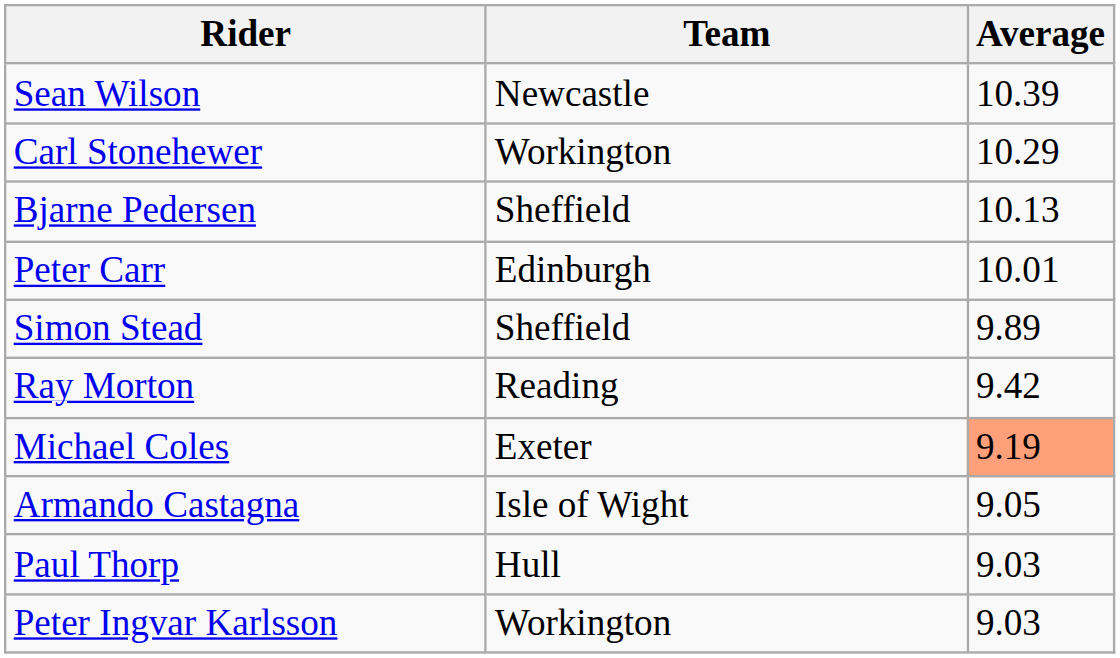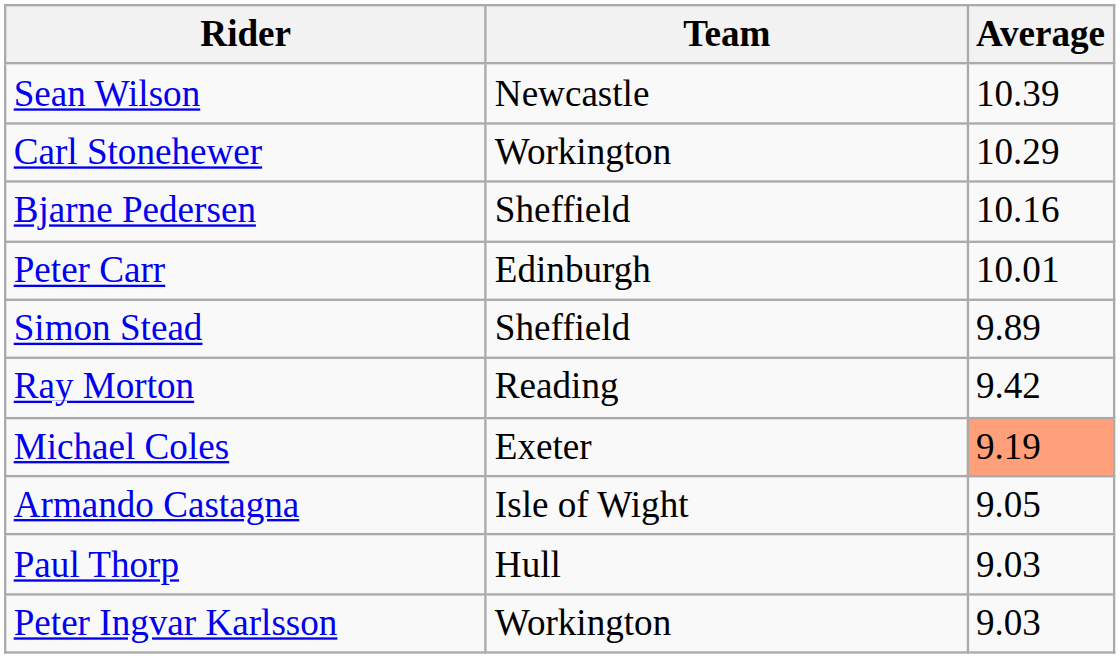(1018, 210) 10.13 -> (1018, 210) 10.16
